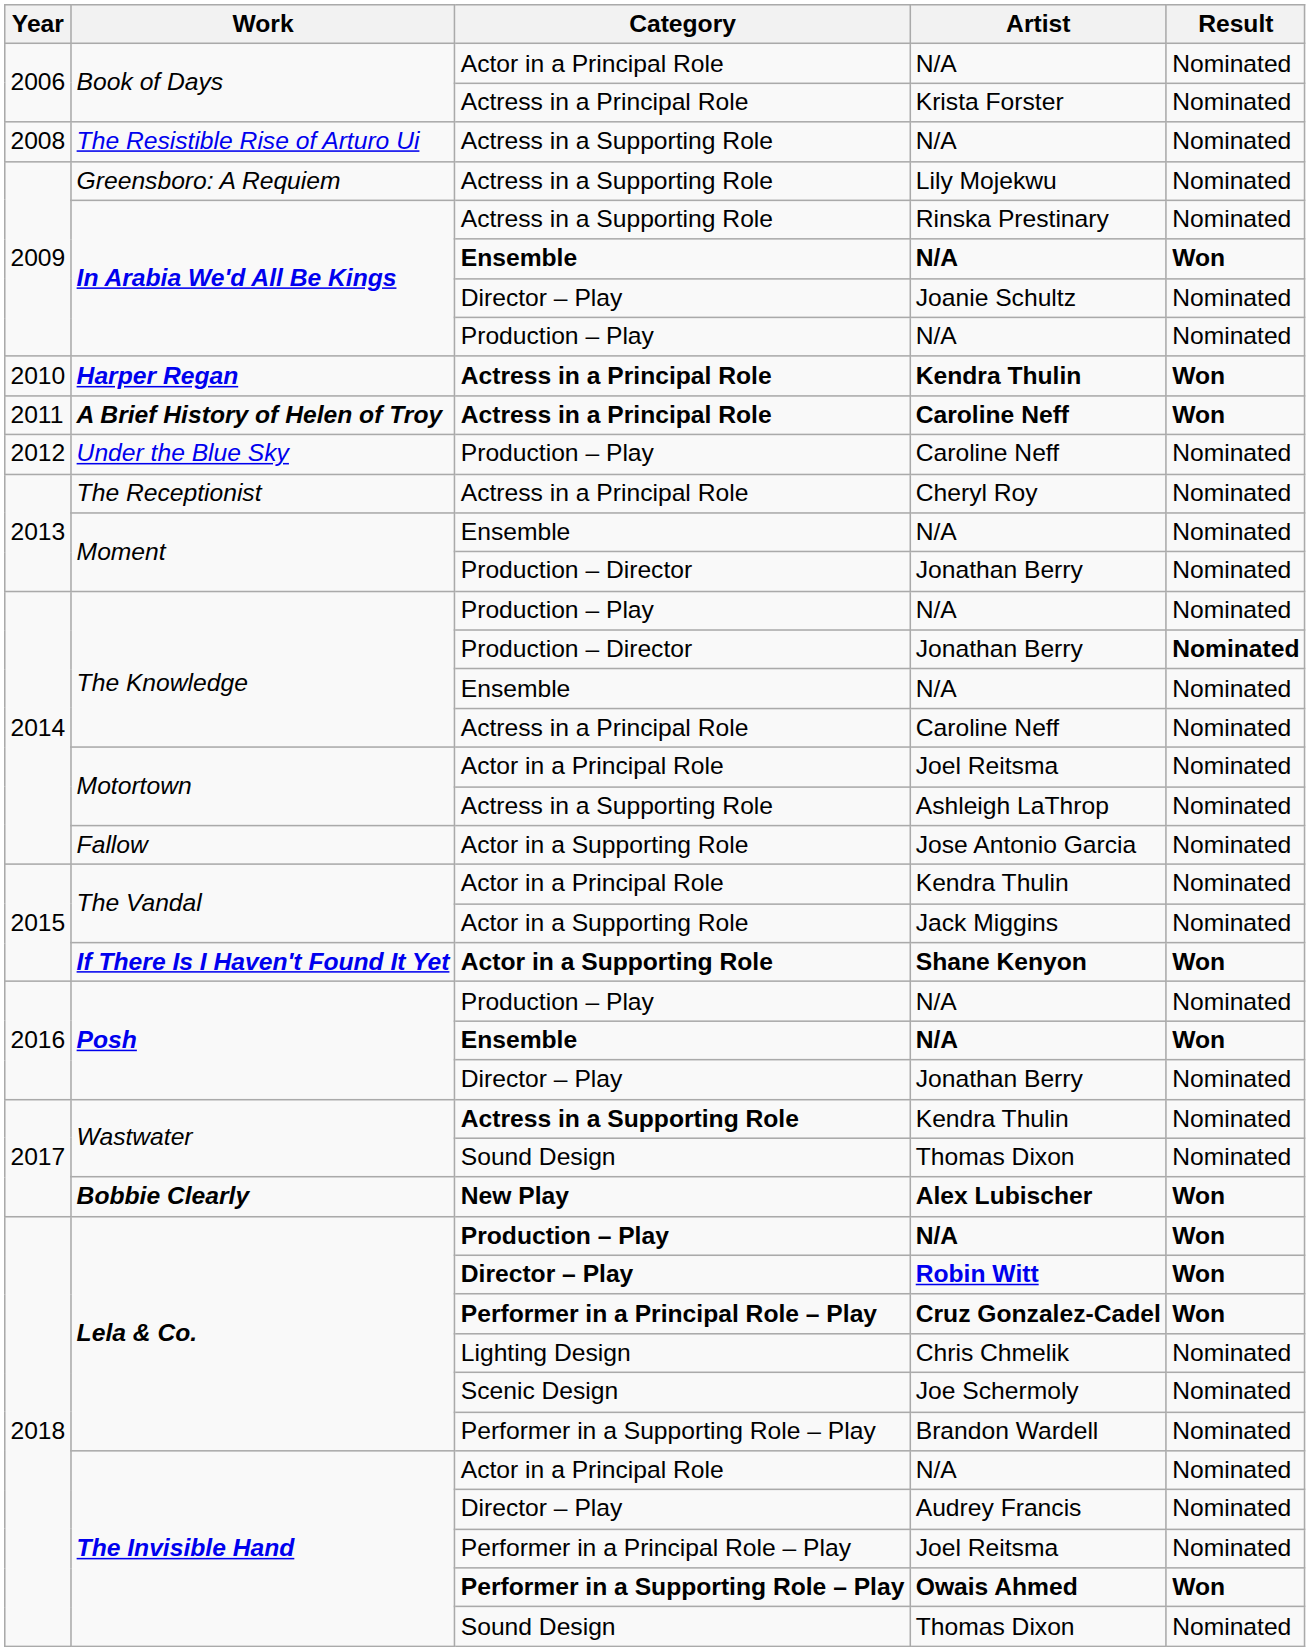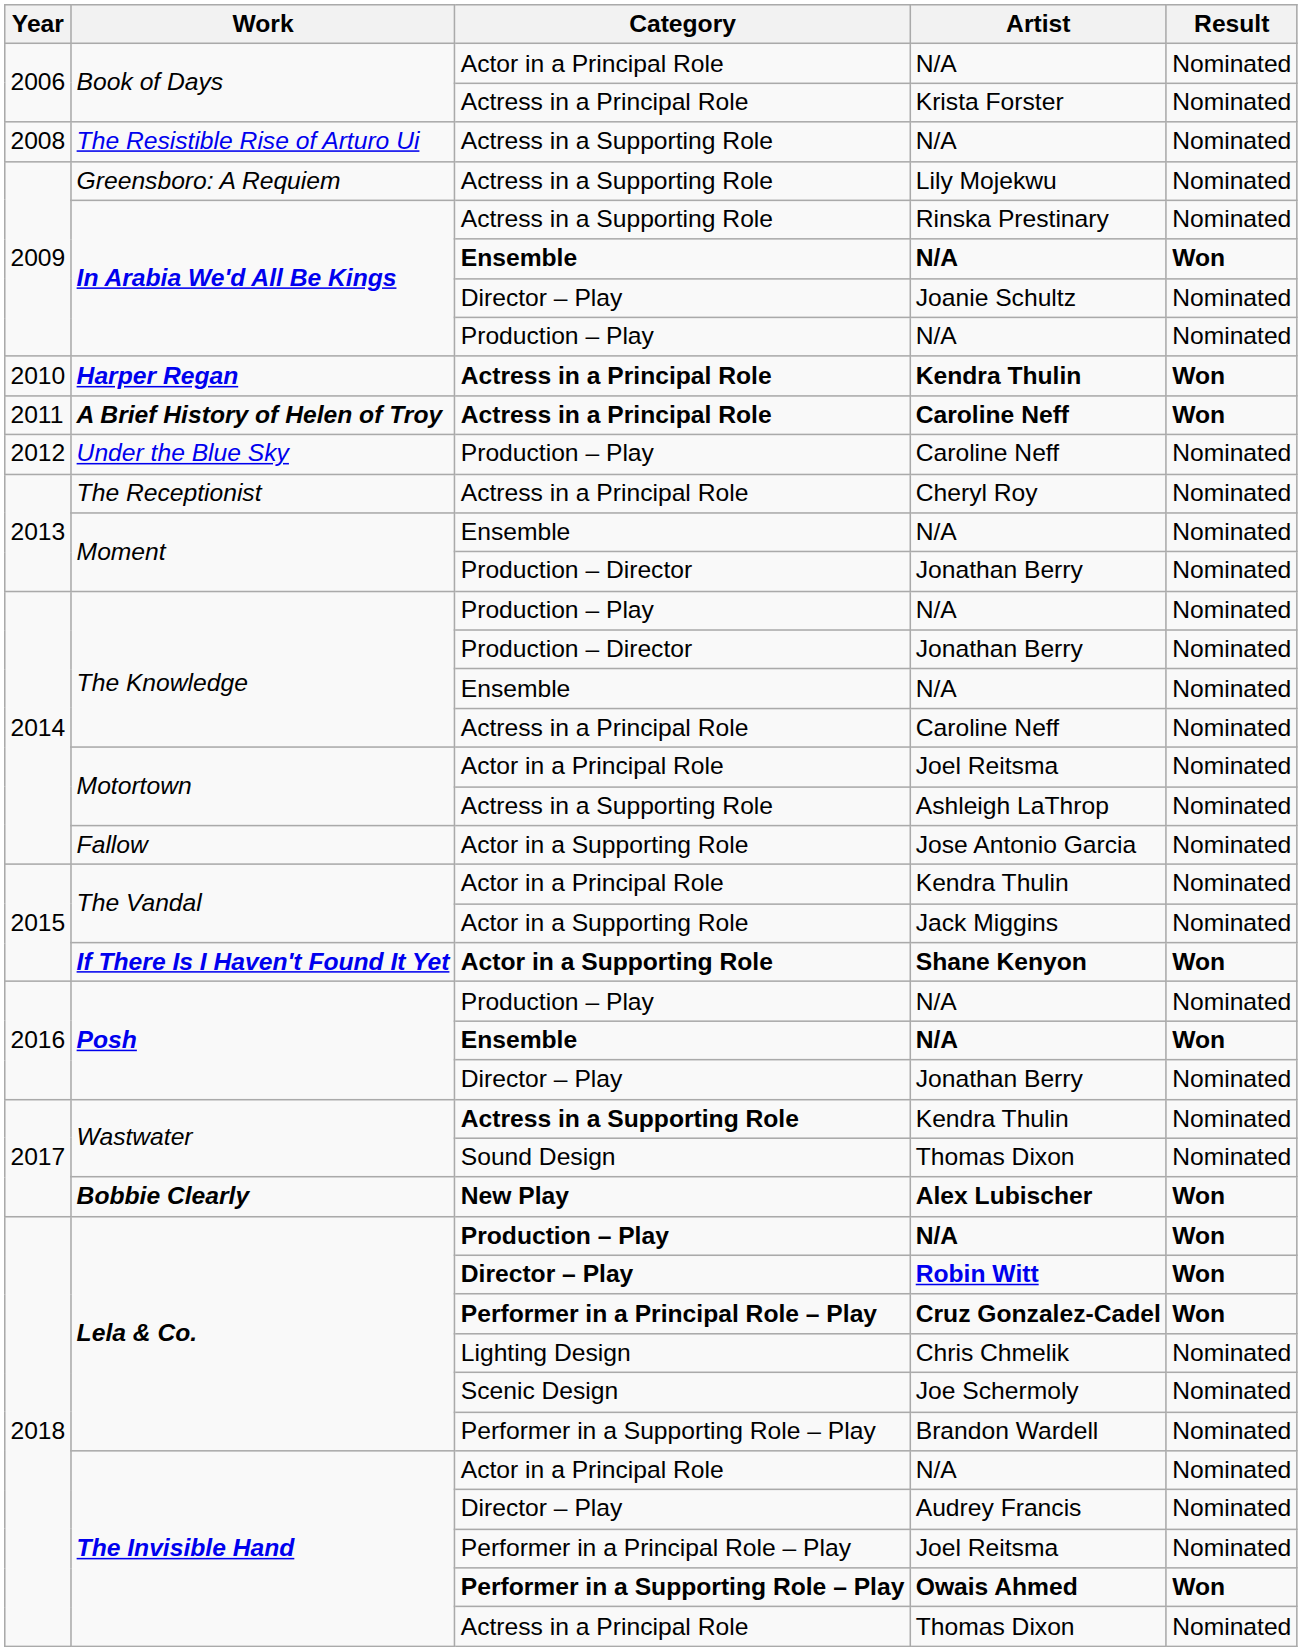(1236, 649) bold -> (1232, 649) normal
(538, 1626) Sound Design -> (605, 1626) Actress in a Principal Role
